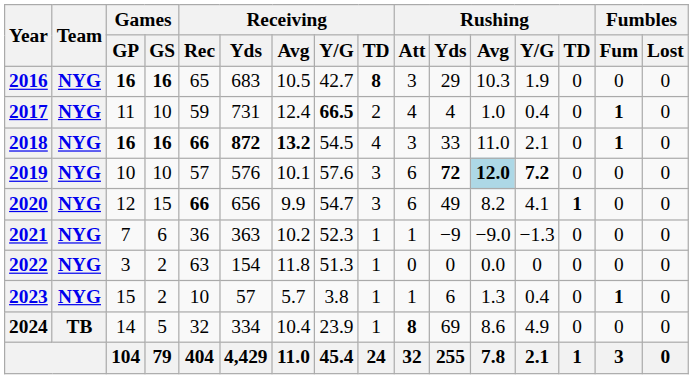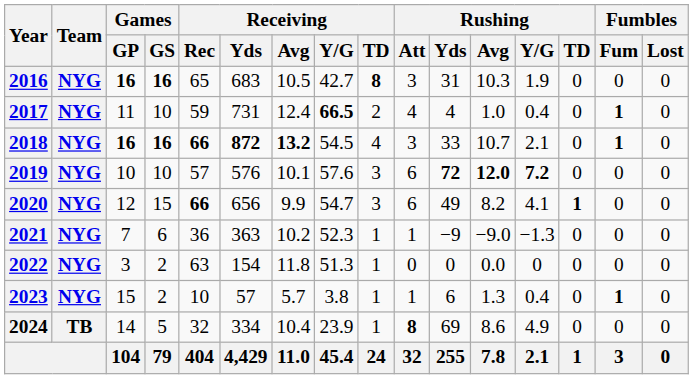(450, 81) 29 -> (450, 81) 31
(493, 142) 11.0 -> (493, 142) 10.7
(493, 173) lightblue background -> (493, 173) no background
